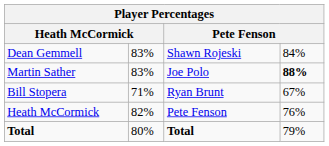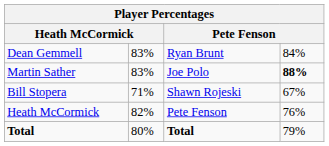(204, 53) Shawn Rojeski -> (195, 53) Ryan Brunt
(195, 92) Ryan Brunt -> (204, 92) Shawn Rojeski
